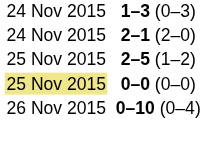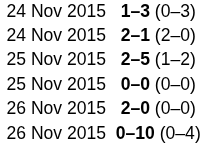(56, 84) khaki background -> (56, 84) no background
+ row: (158, 108)
